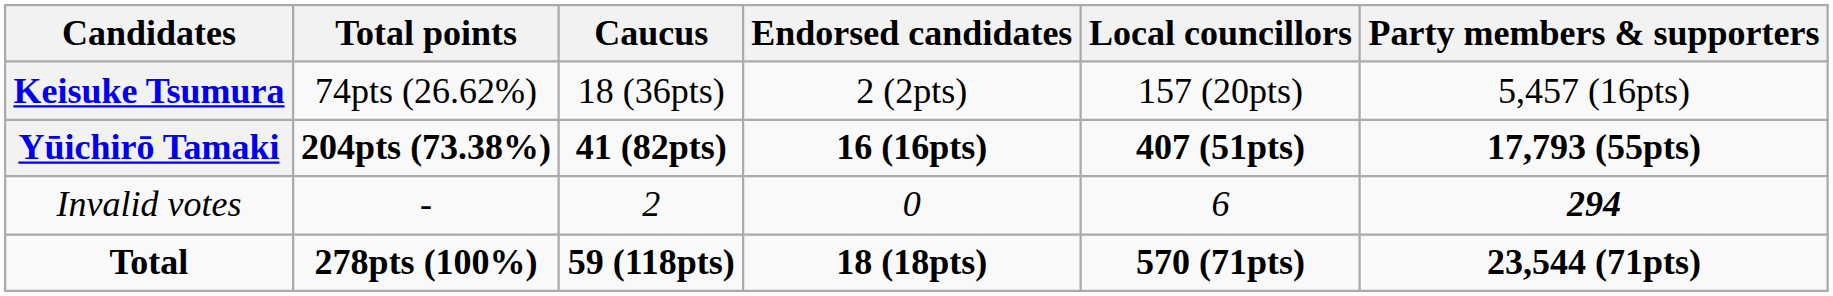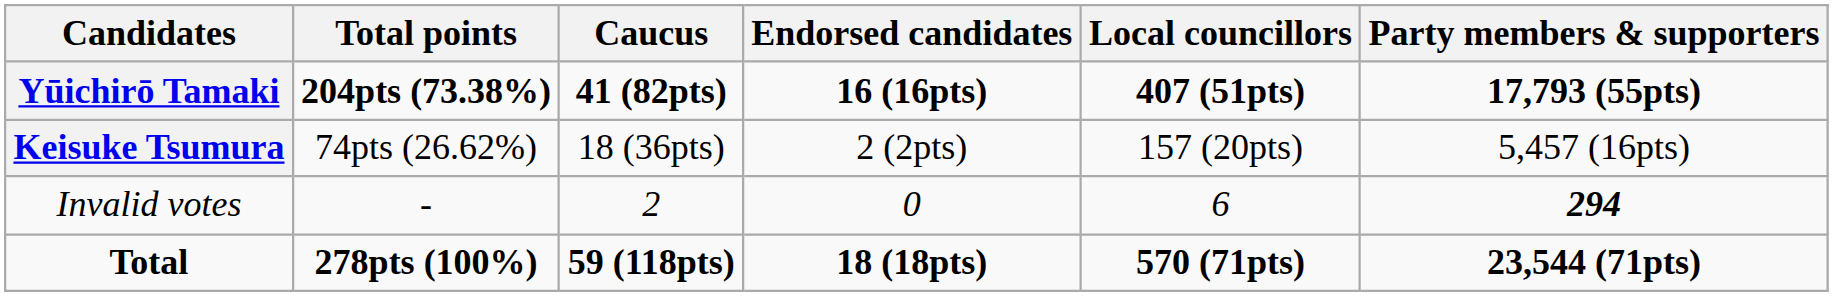rows swapped: (149, 147) <-> (149, 90)
